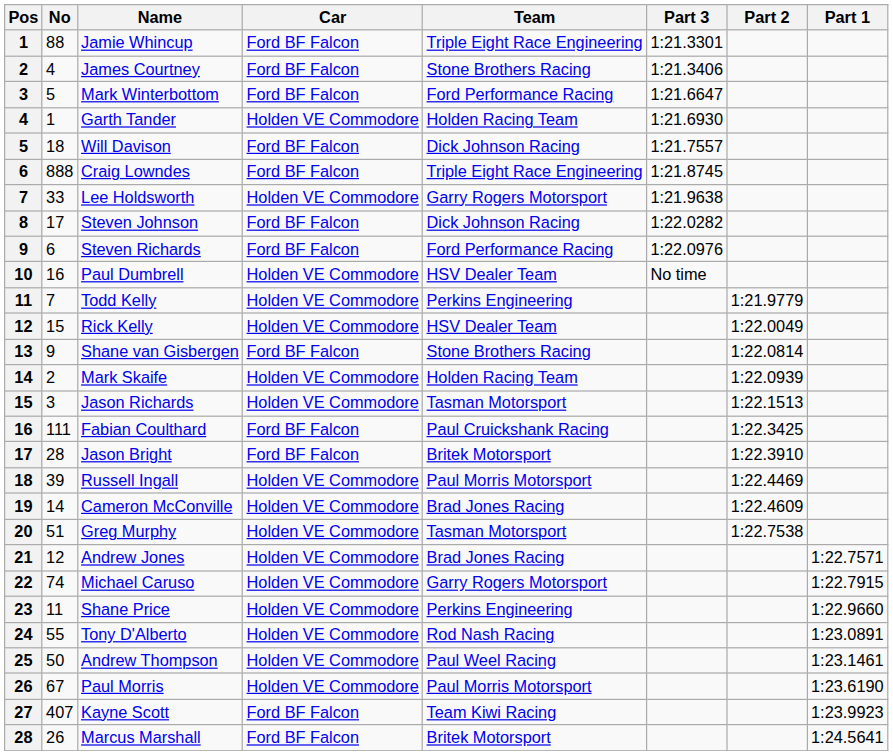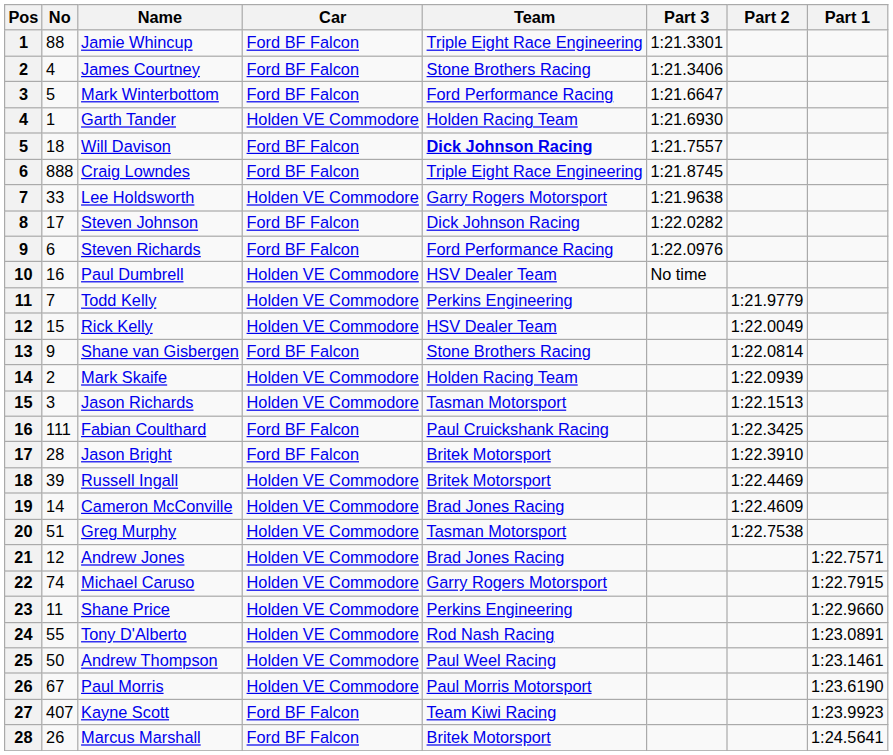(503, 146) normal -> (510, 146) bold
(509, 480) Paul Morris Motorsport -> (489, 480) Britek Motorsport
